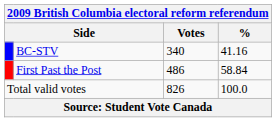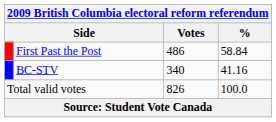rows swapped: (59, 70) <-> (37, 51)
